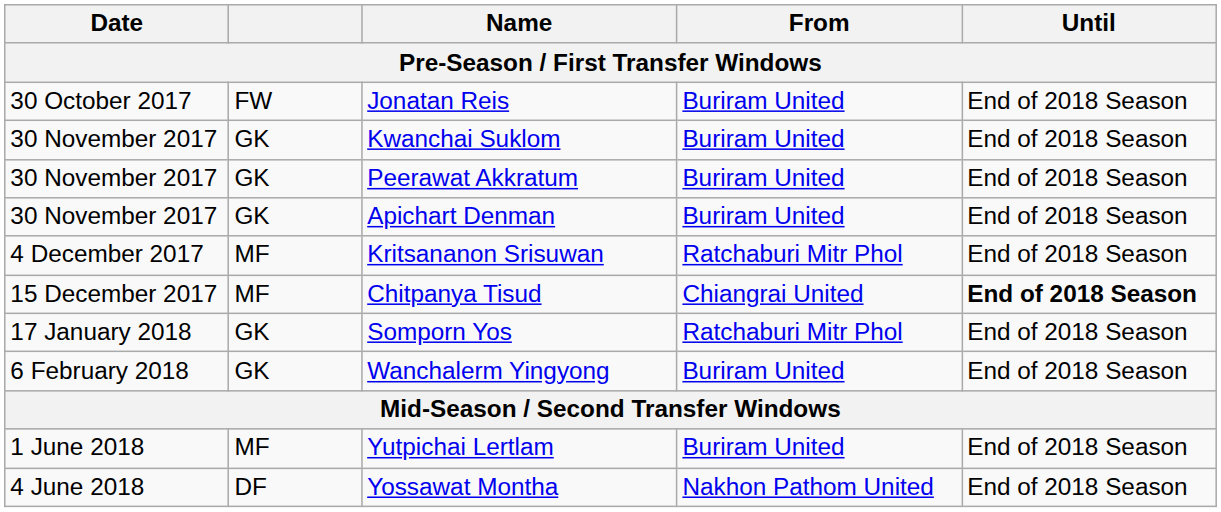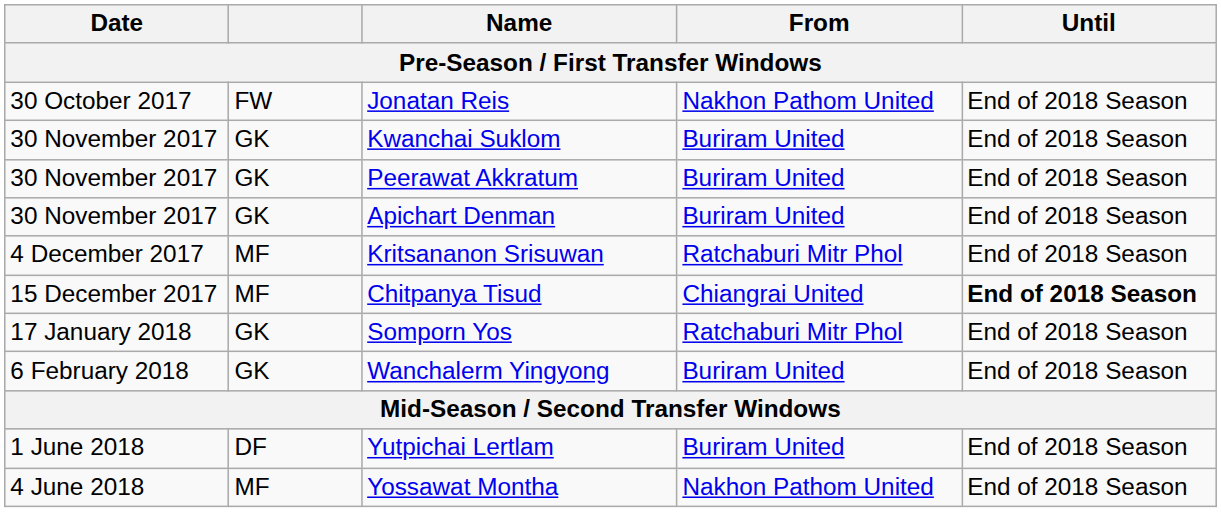(763, 100) Buriram United -> (808, 100) Nakhon Pathom United
(252, 448) MF -> (251, 448) DF
(251, 486) DF -> (252, 486) MF
